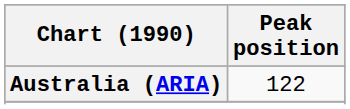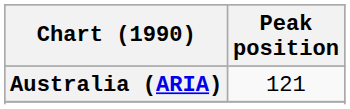(286, 84) 122 -> (286, 84) 121
